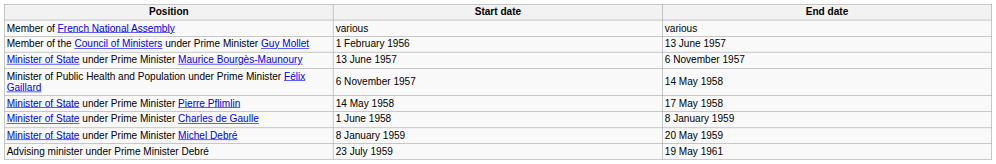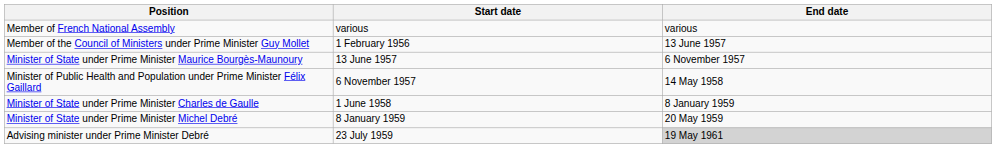- row: (123, 103)
(694, 151) no background -> (694, 135) lightgrey background
